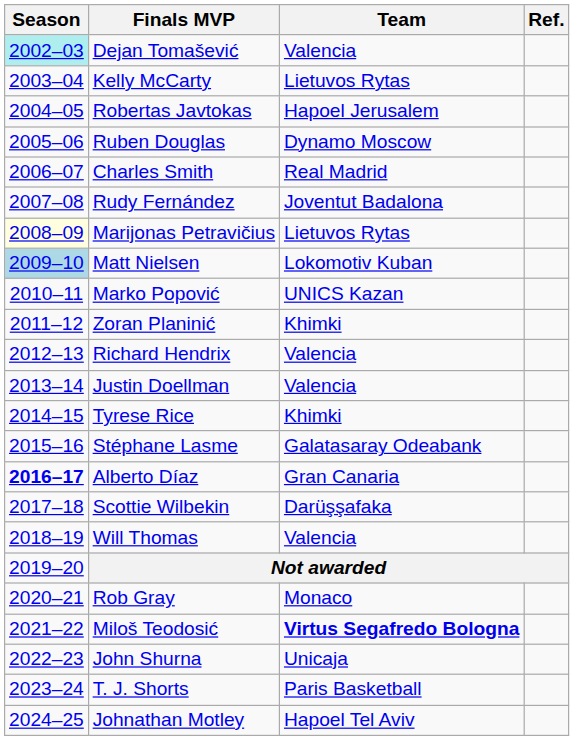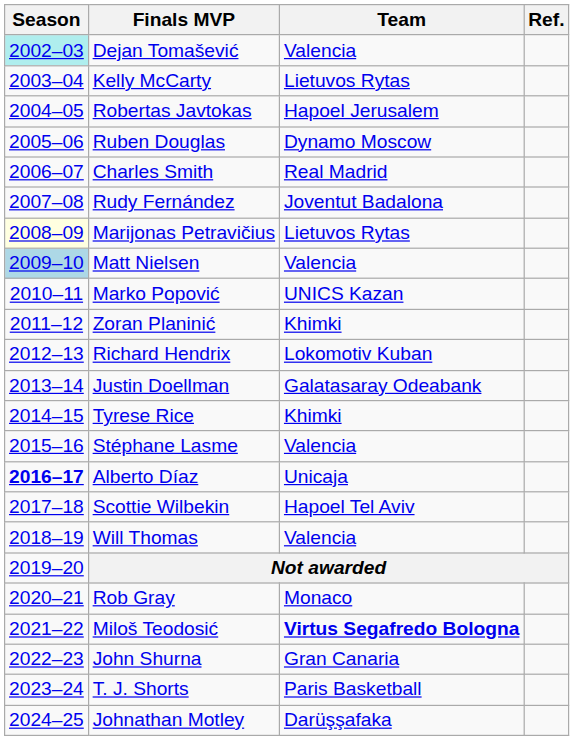(358, 263) Lokomotiv Kuban -> (320, 263) Valencia
(320, 354) Valencia -> (358, 354) Lokomotiv Kuban
(320, 385) Valencia -> (383, 385) Galatasaray Odeabank
(383, 446) Galatasaray Odeabank -> (320, 446) Valencia
(342, 476) Gran Canaria -> (316, 476) Unicaja
(338, 506) Darüşşafaka -> (349, 506) Hapoel Tel Aviv
(316, 659) Unicaja -> (342, 659) Gran Canaria
(349, 720) Hapoel Tel Aviv -> (338, 720) Darüşşafaka
